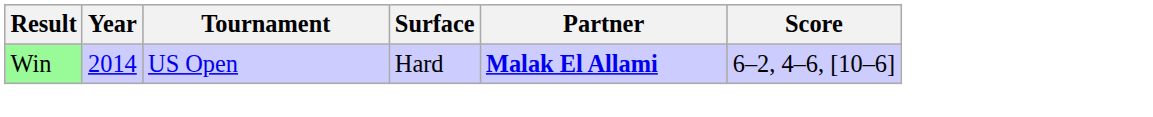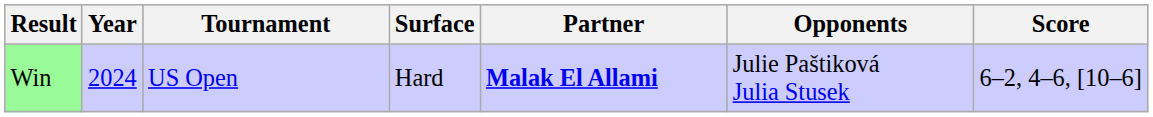+ column: (850, 23)
(112, 63) 2014 -> (112, 77) 2024
